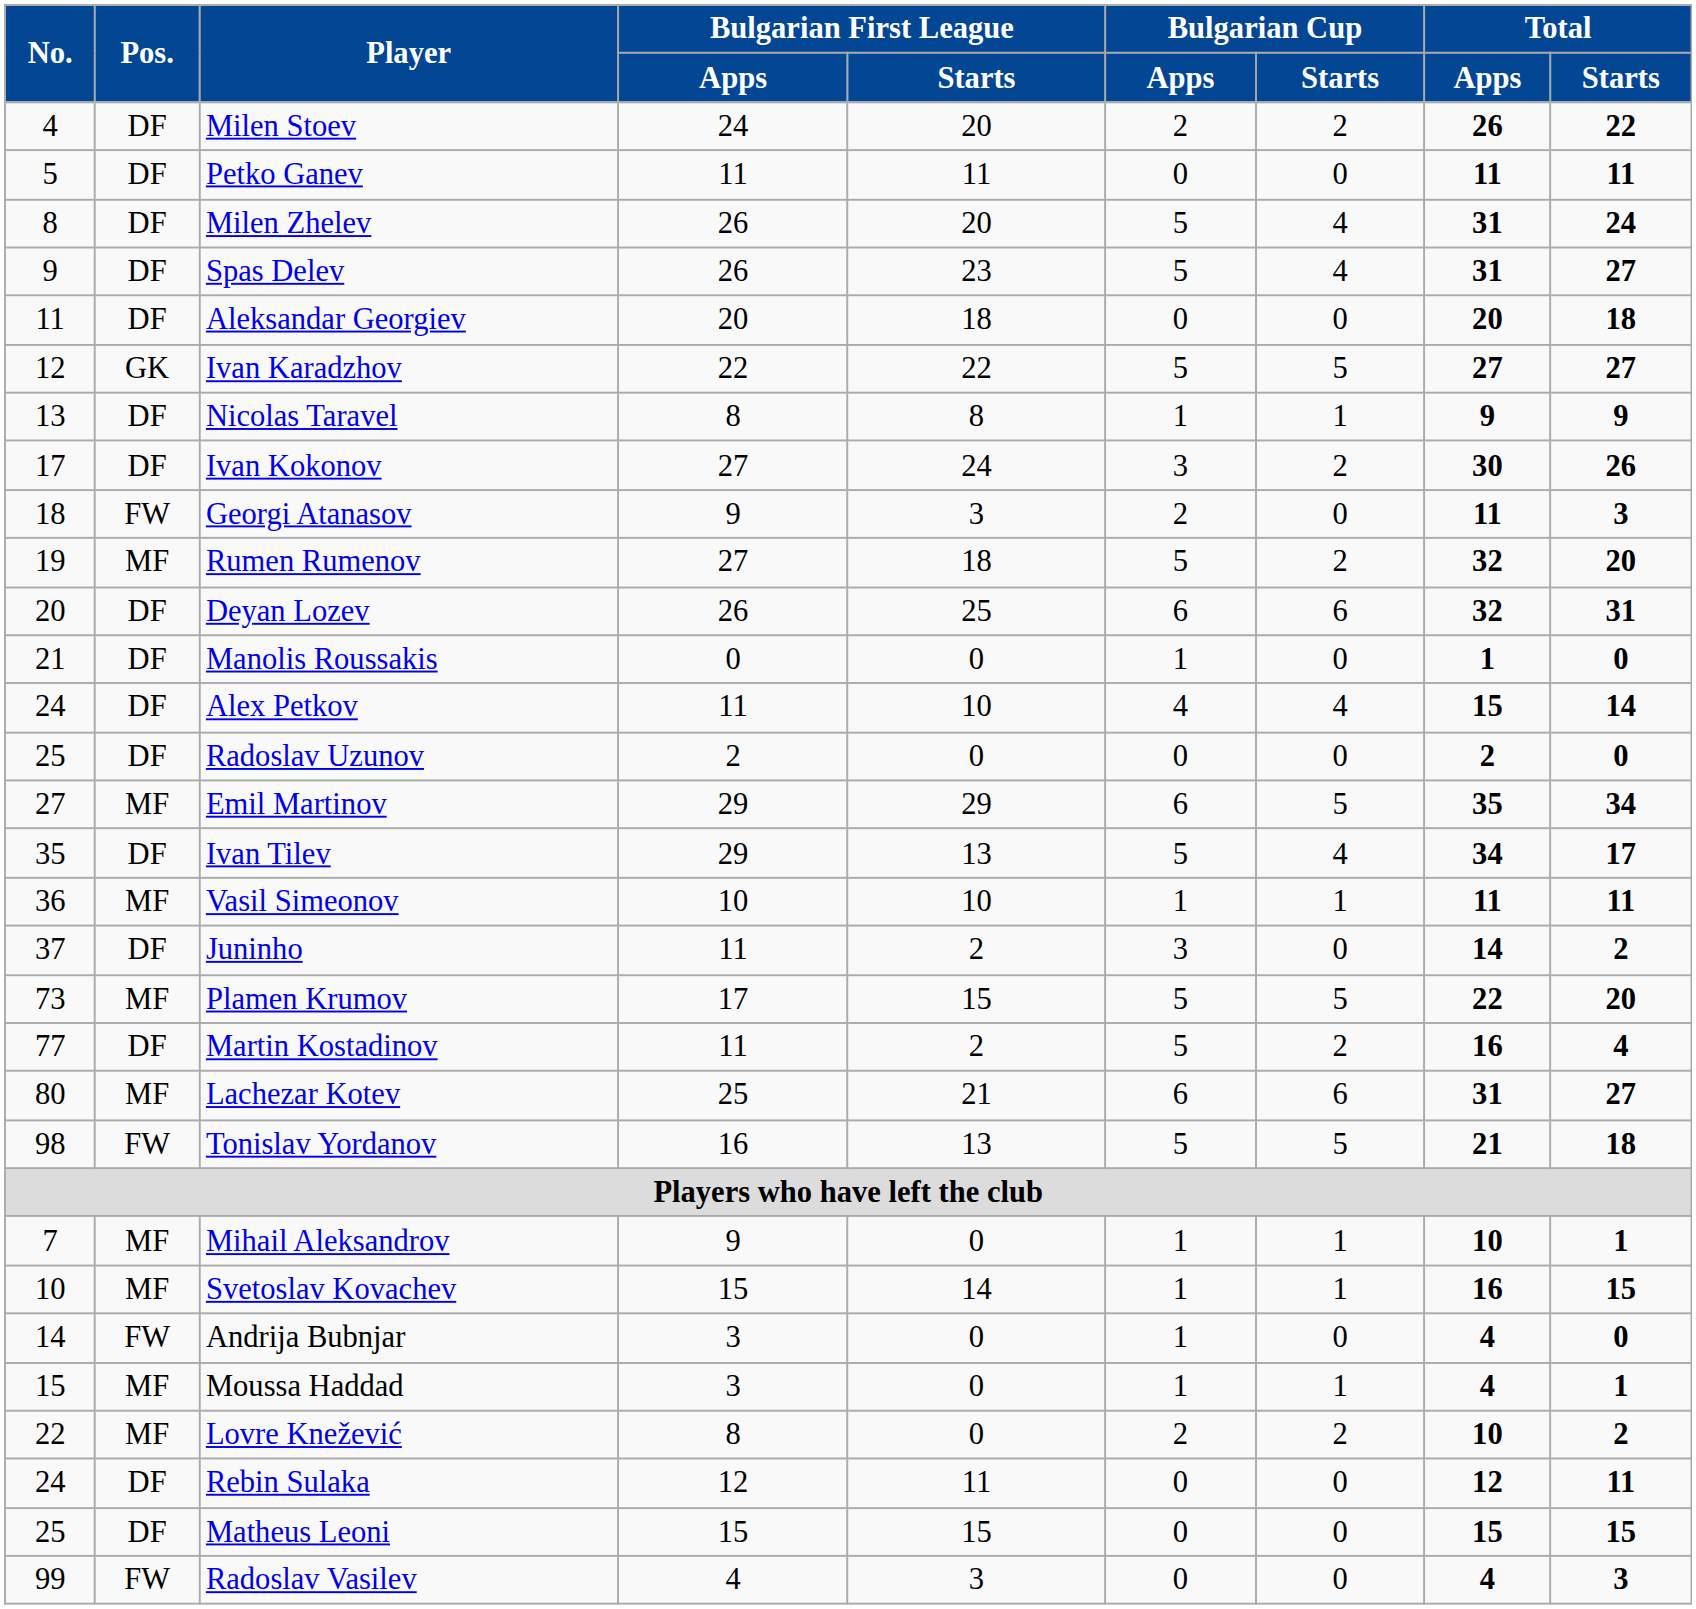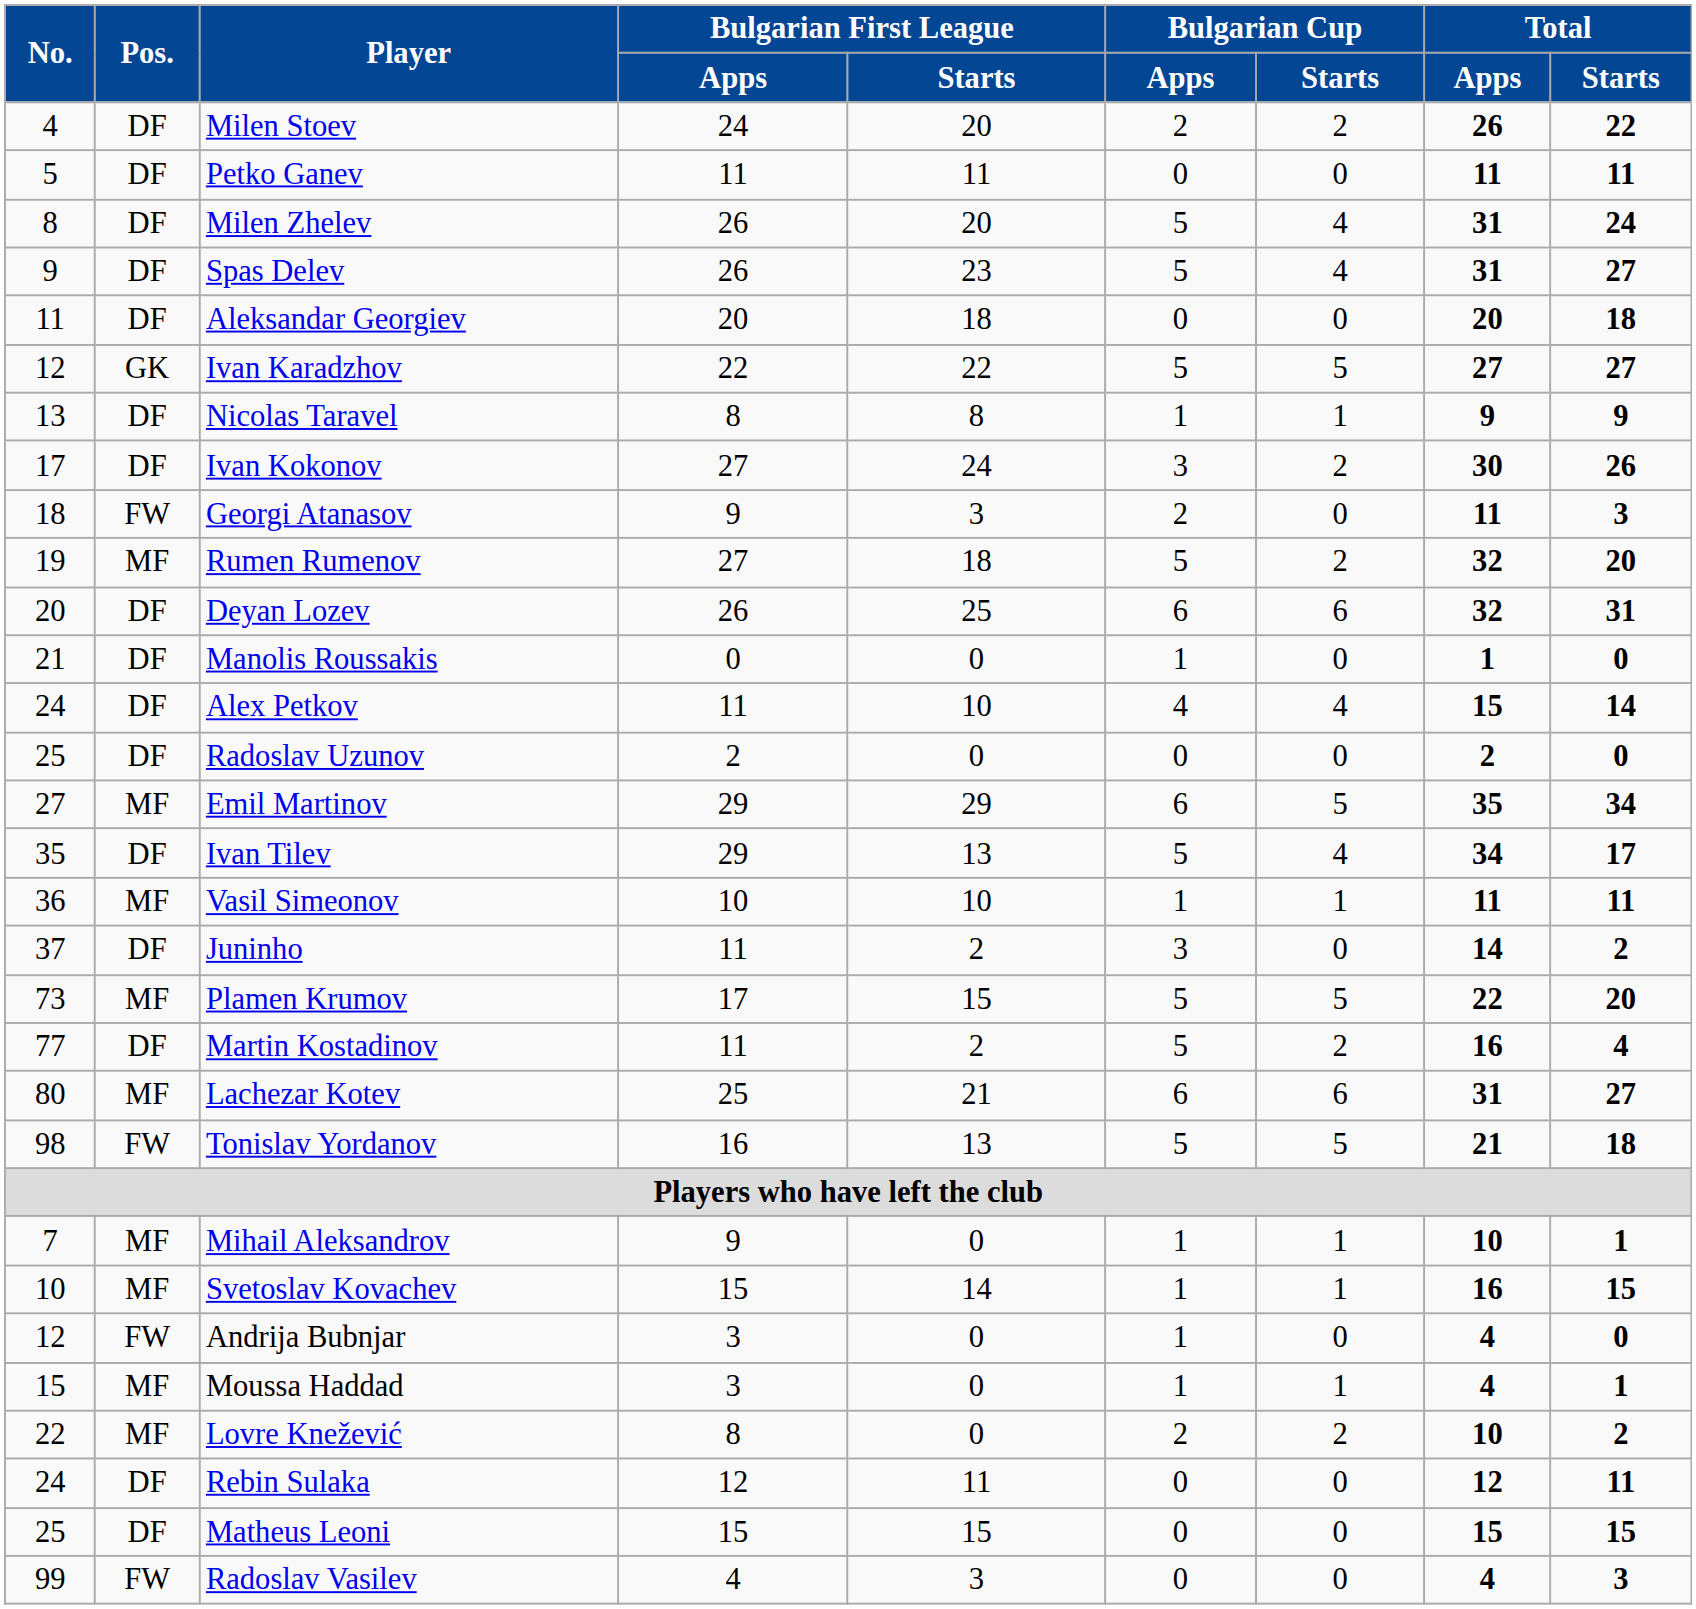(50, 1337) 14 -> (50, 1337) 12
